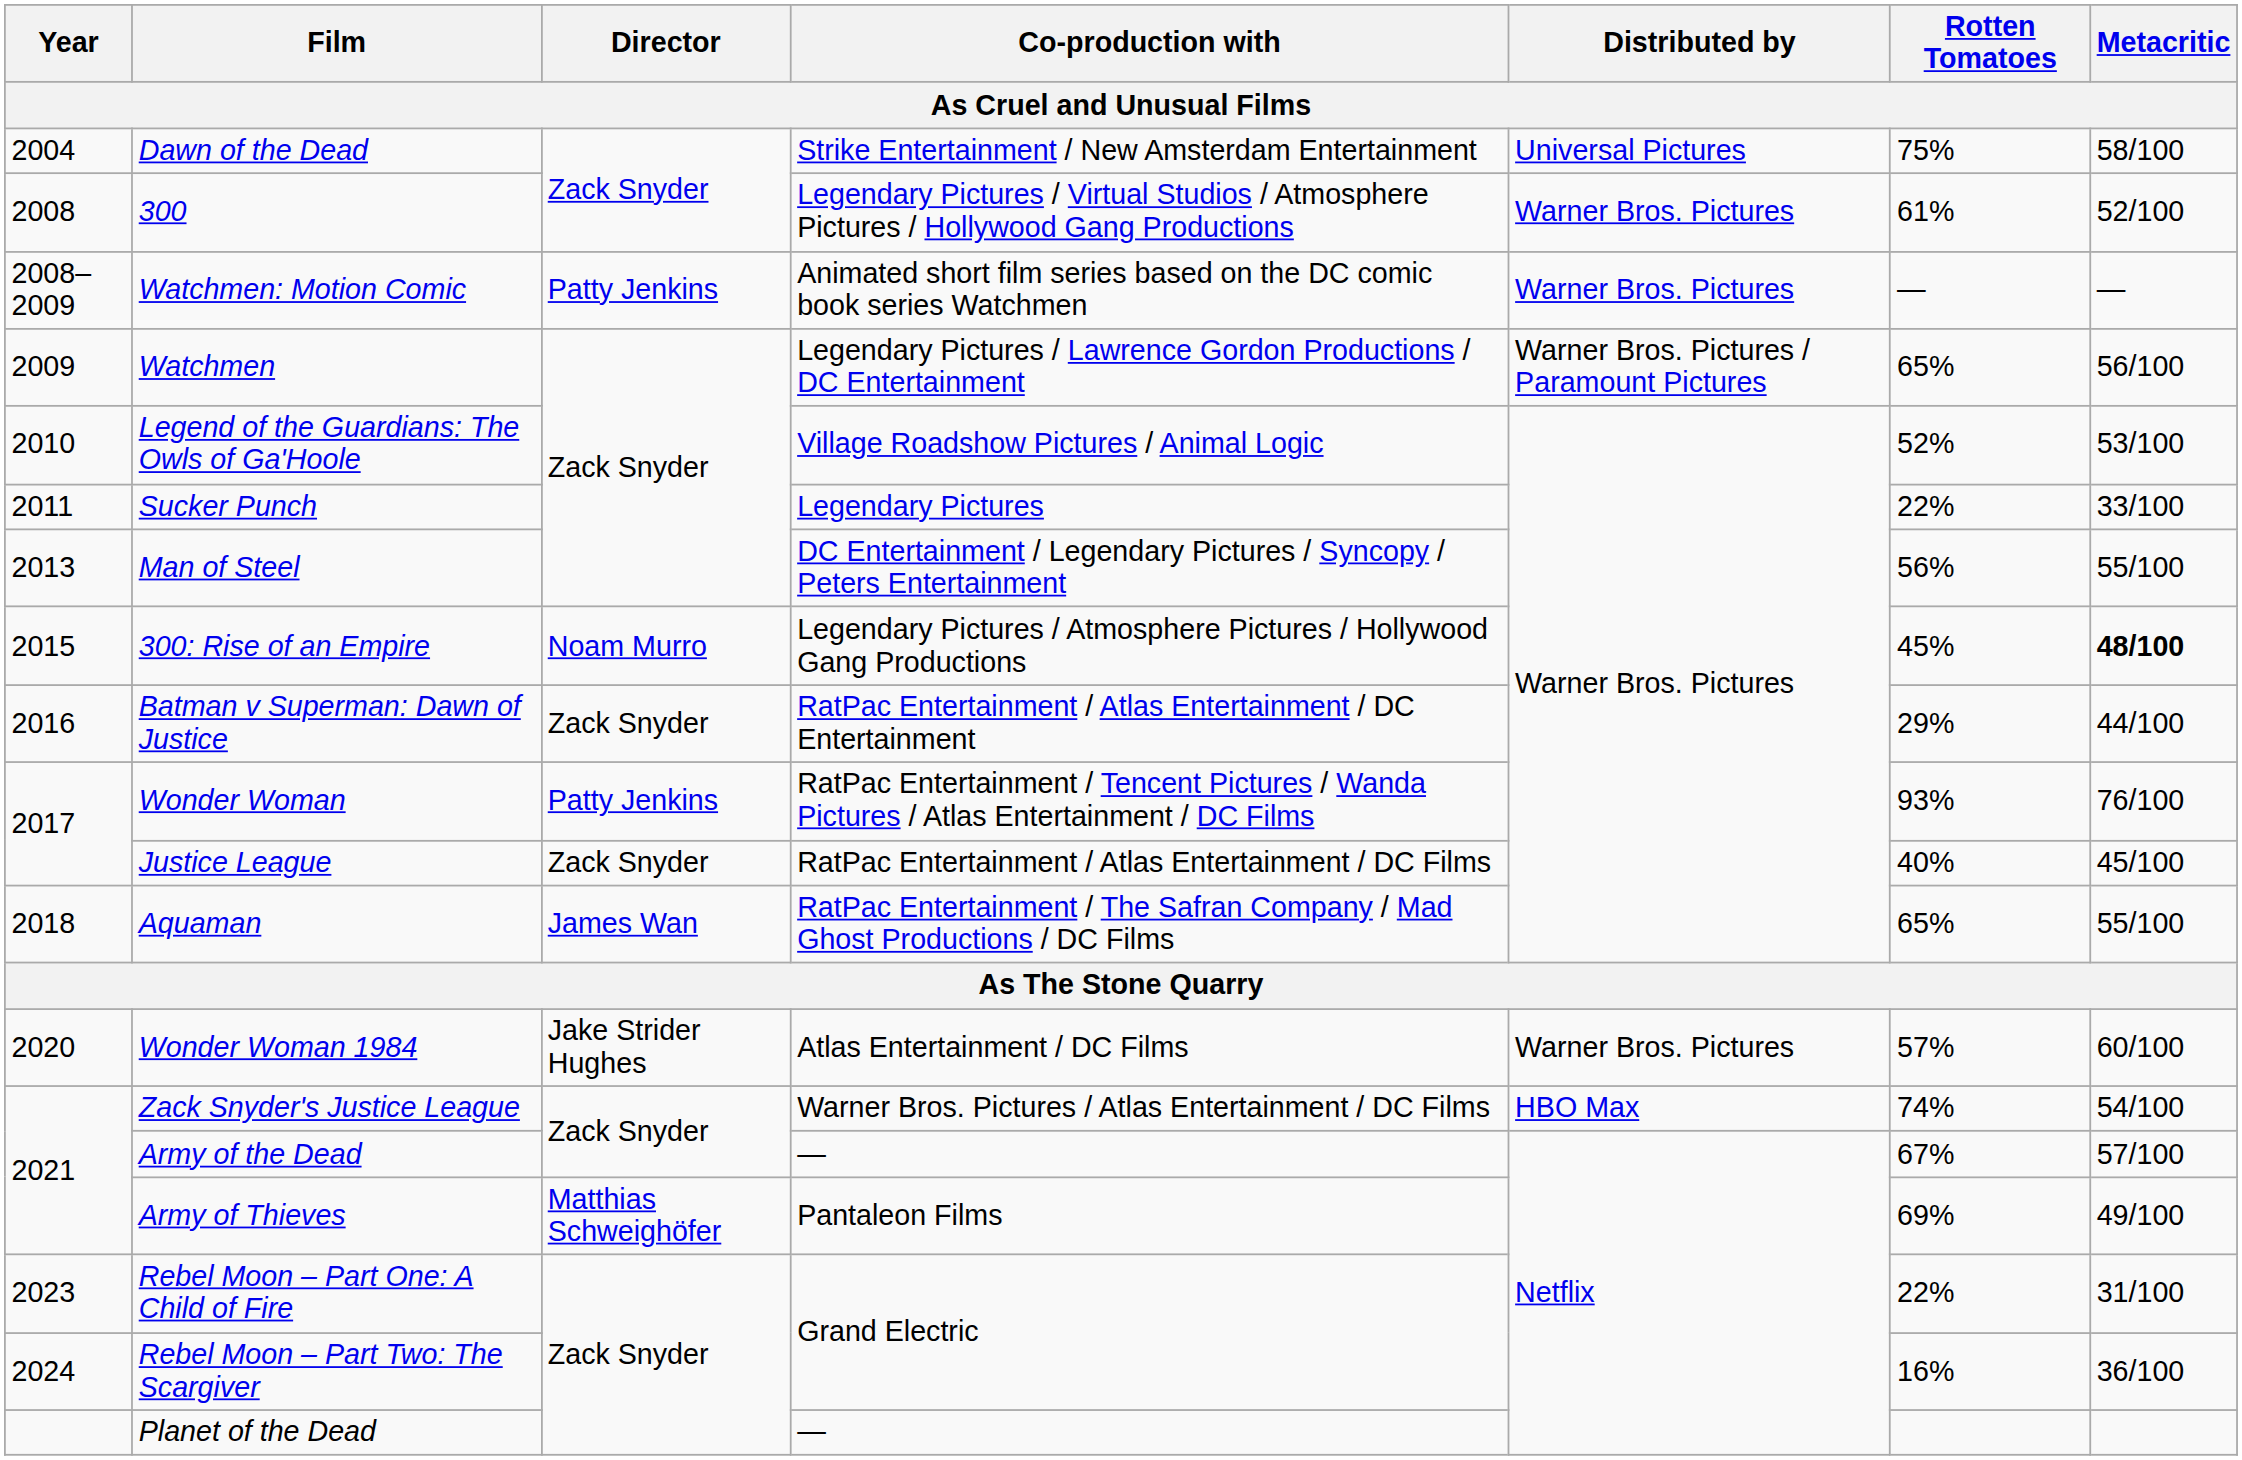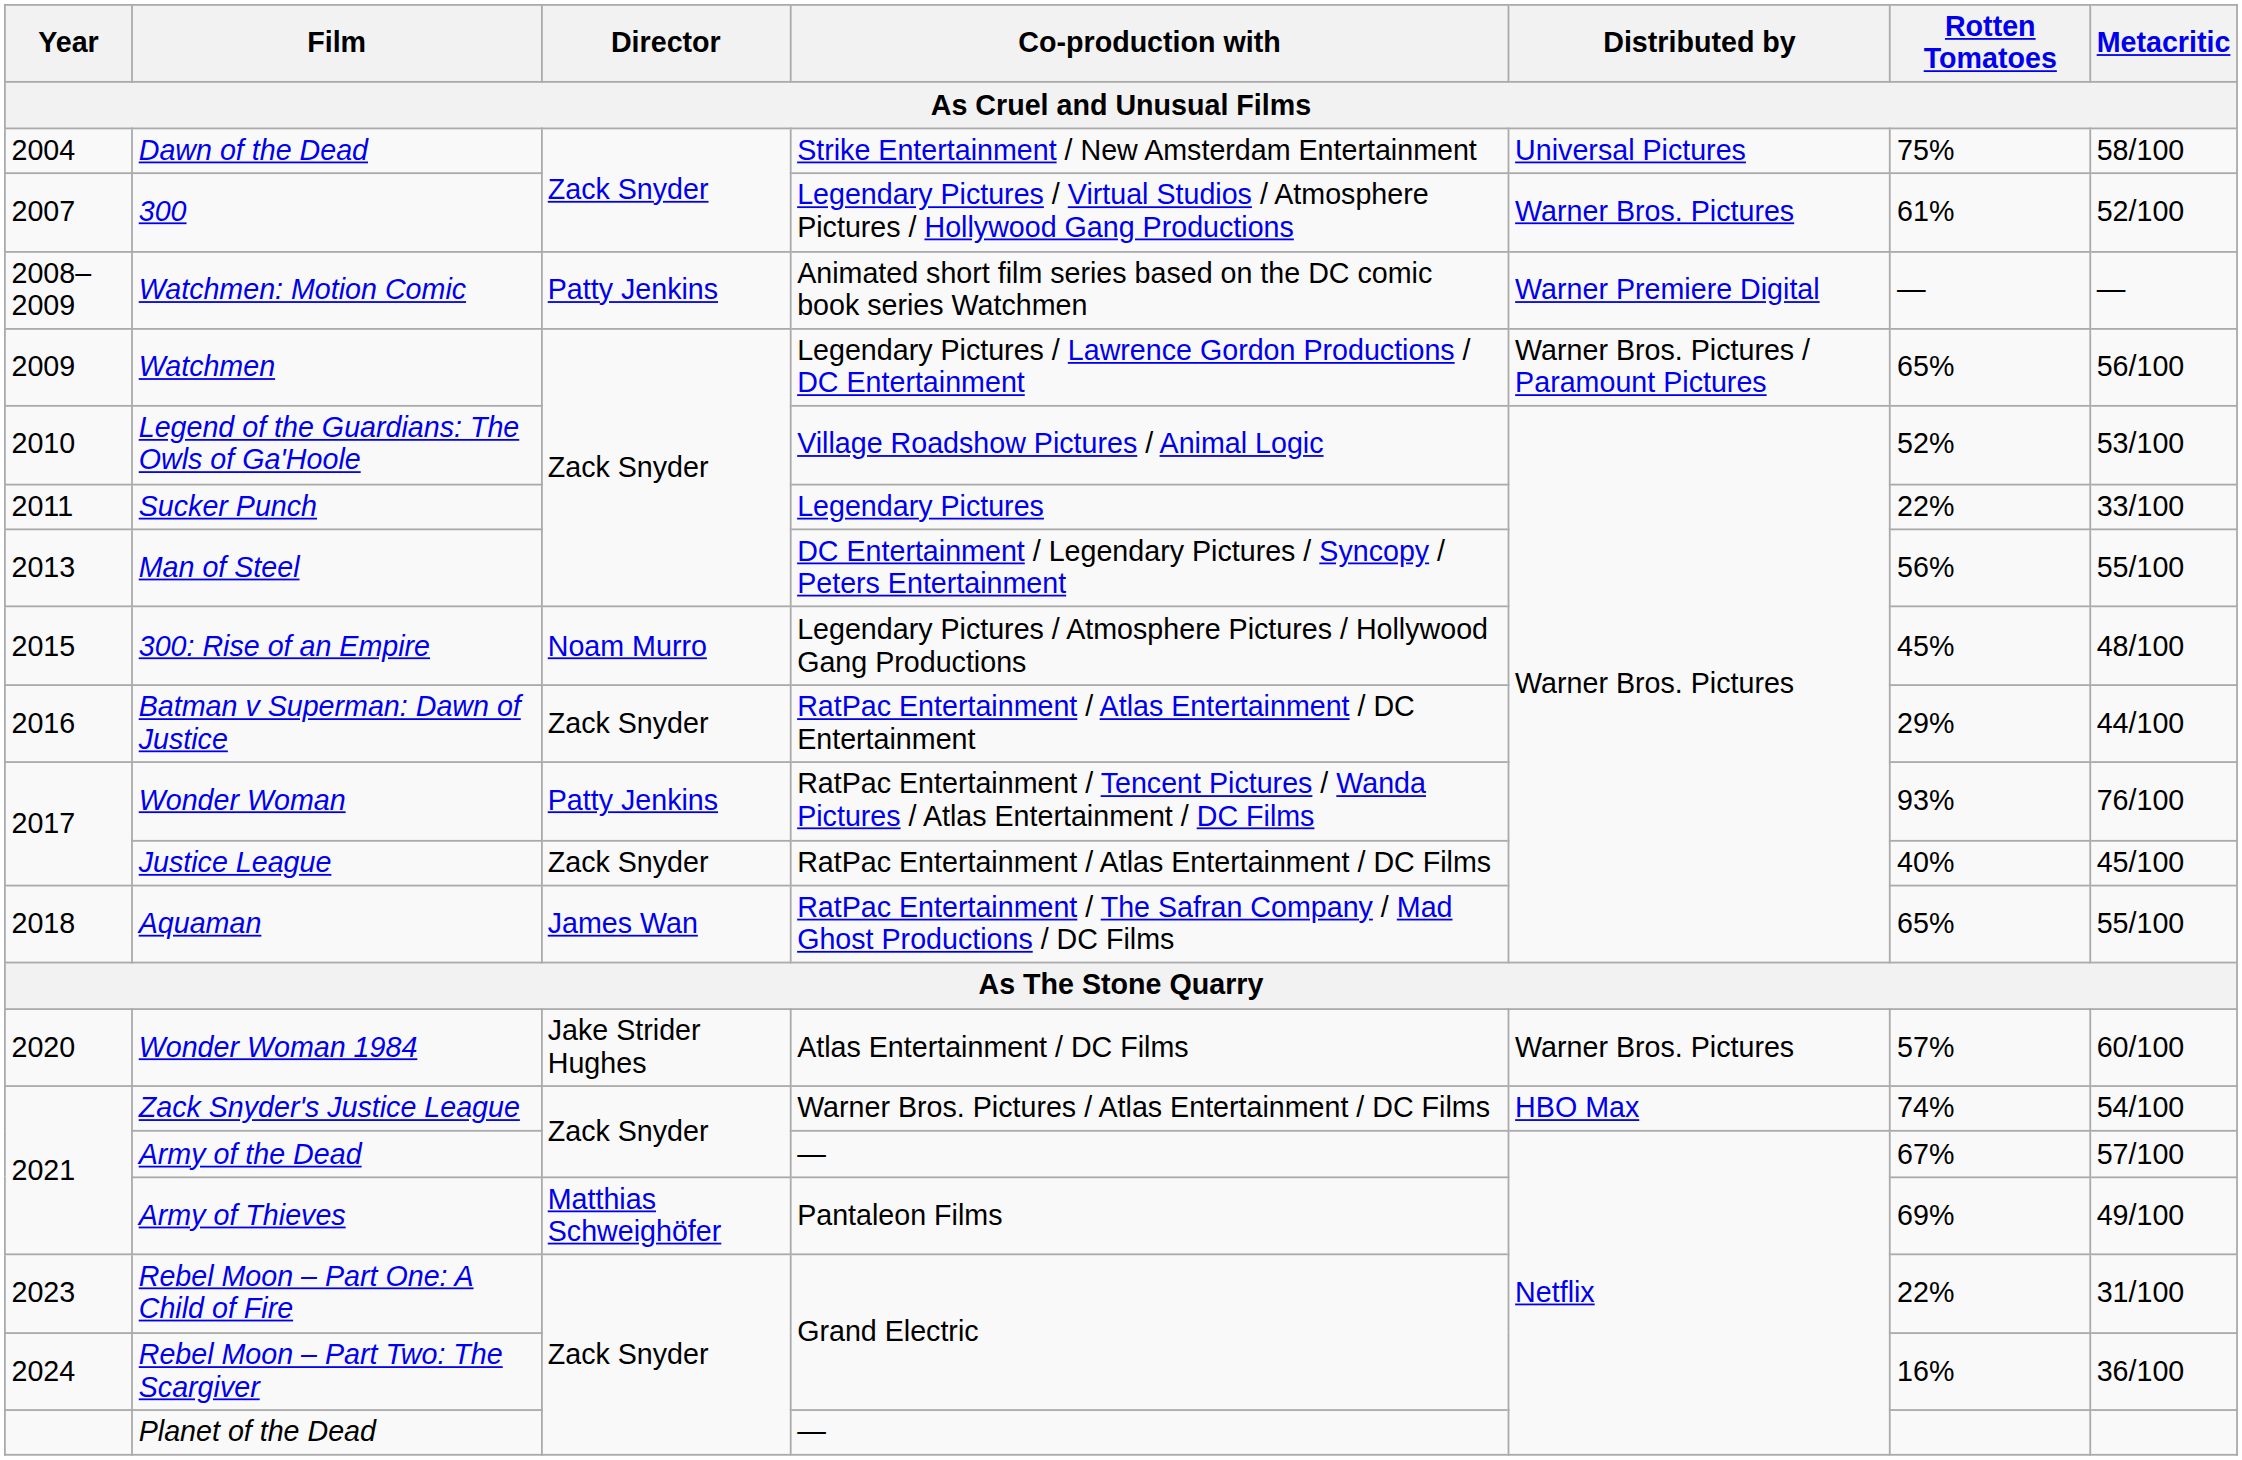(43, 211) 2008 -> (43, 211) 2007
(1655, 289) Warner Bros. Pictures -> (1667, 289) Warner Premiere Digital
(2140, 645) bold -> (2140, 645) normal
